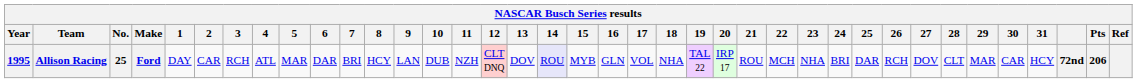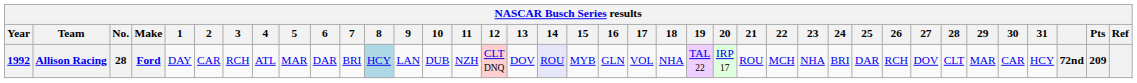(19, 60) 1995 -> (19, 60) 1992
(121, 60) 25 -> (121, 60) 28
(379, 60) no background -> (379, 60) lightblue background
(1098, 60) 206 -> (1098, 60) 209
